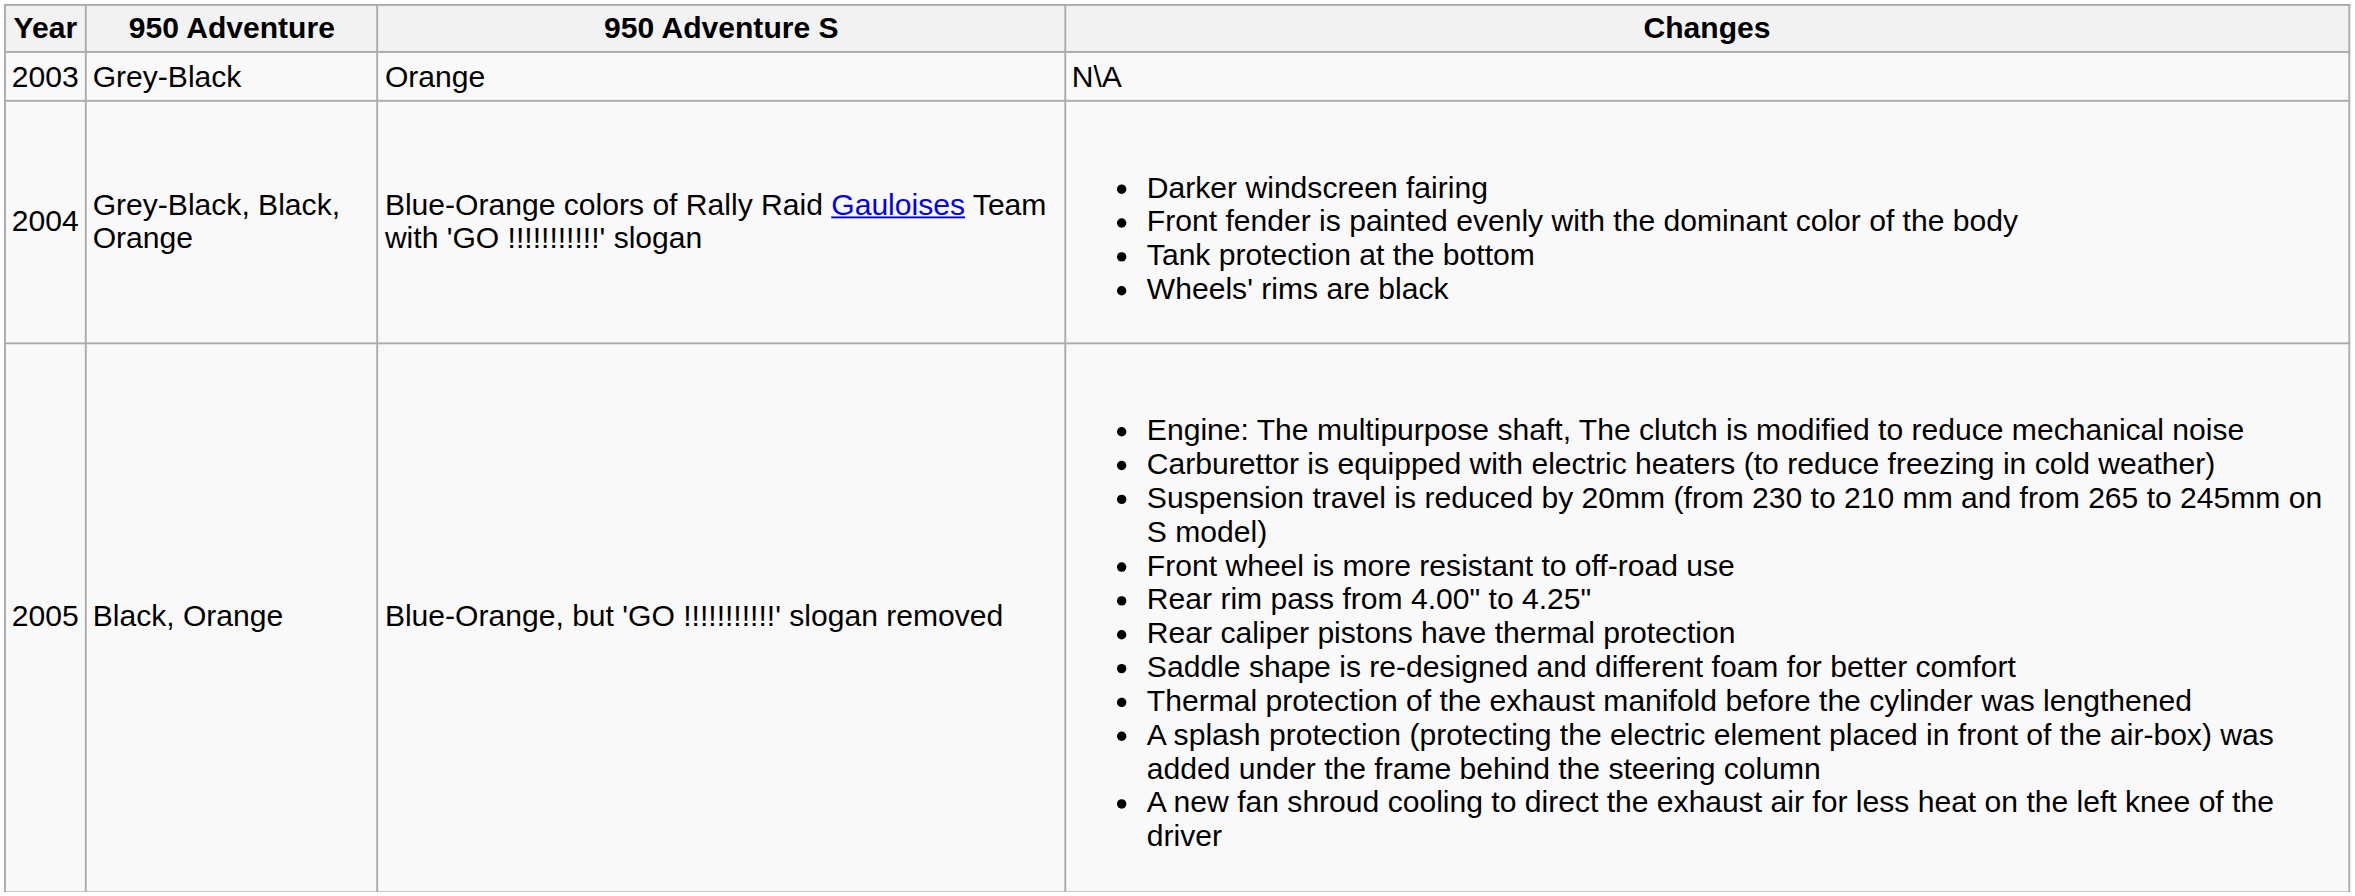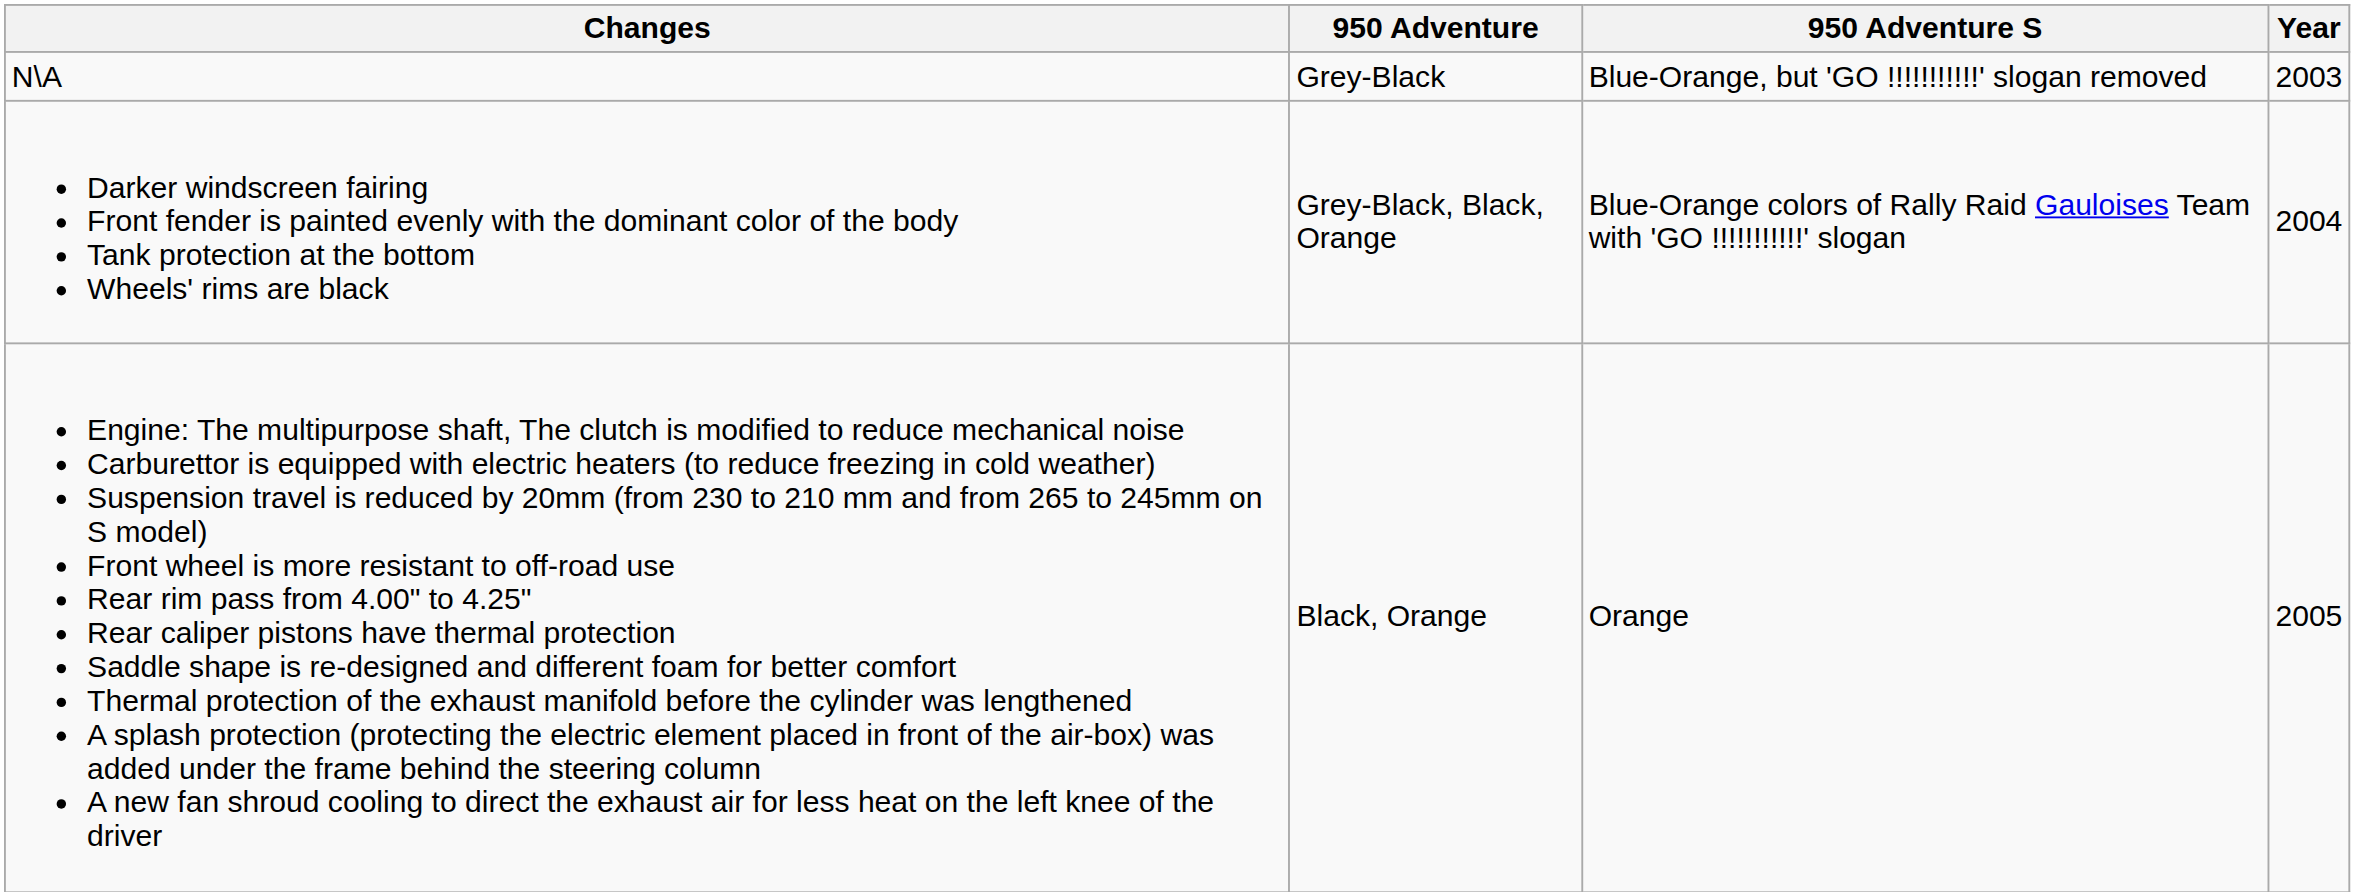columns swapped: (45, 28) <-> (1707, 28)
(435, 76) Orange -> (1898, 76) Blue-Orange, but 'GO !!!!!!!!!!!' slogan removed
(694, 617) Blue-Orange, but 'GO !!!!!!!!!!!' slogan removed -> (1639, 617) Orange
